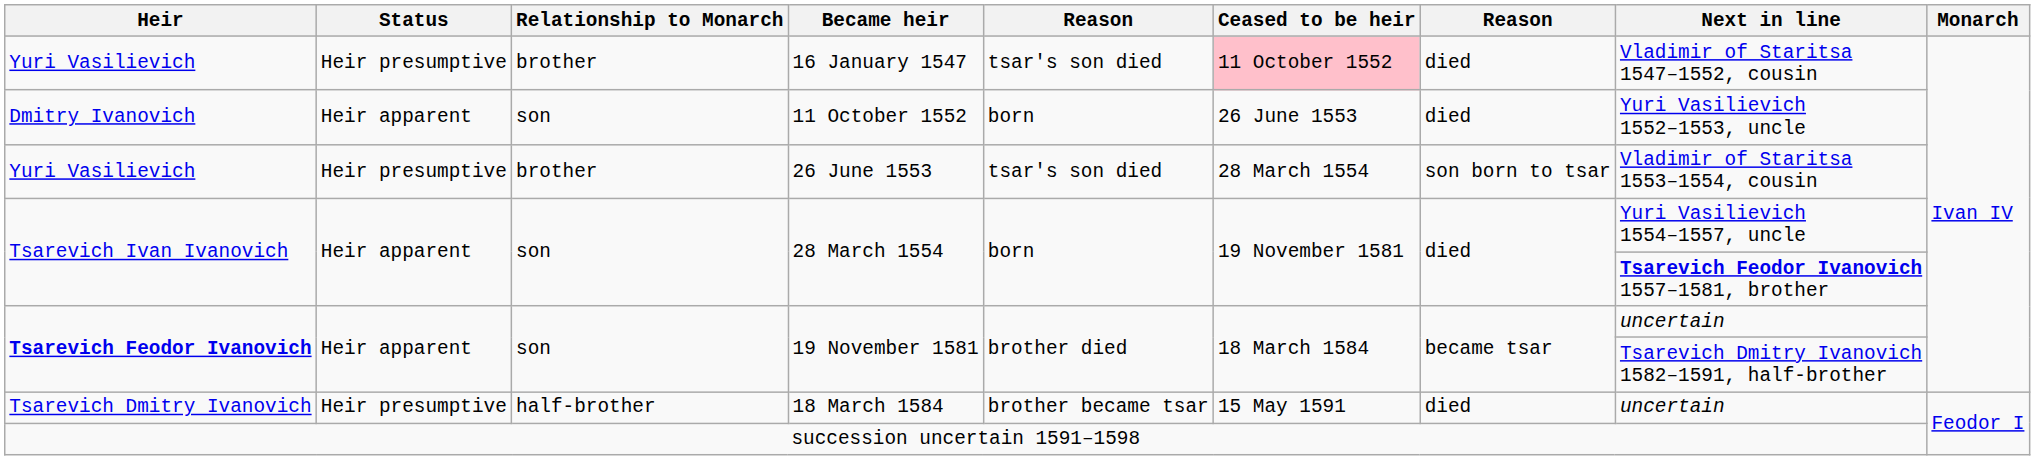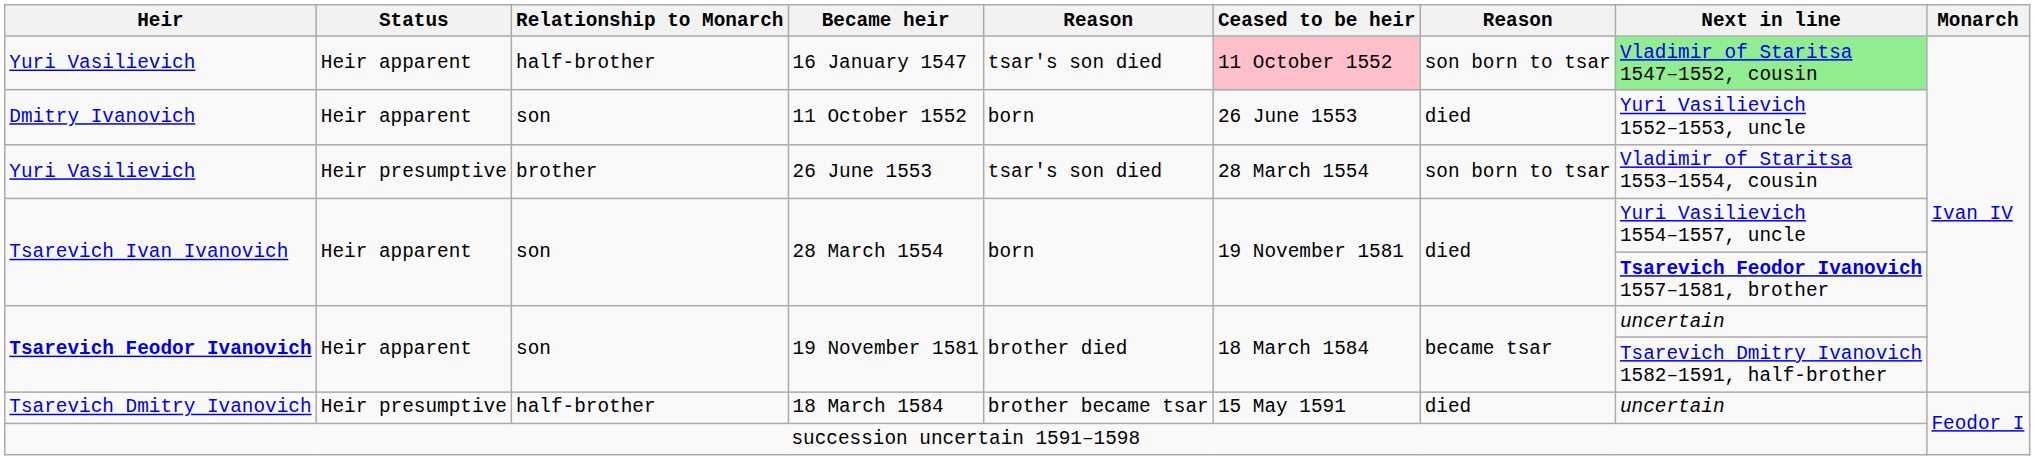(414, 63) Heir presumptive -> (396, 63) Heir apparent
(557, 63) brother -> (586, 63) half-brother
(1448, 63) died -> (1518, 63) son born to tsar
(1736, 63) no background -> (1736, 63) lightgreen background
